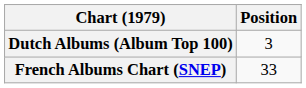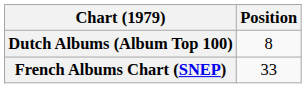(269, 43) 3 -> (269, 43) 8
